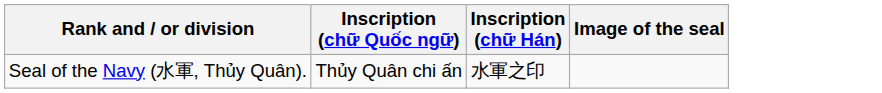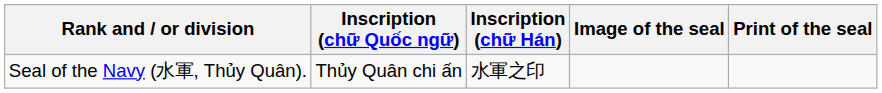+ column: (803, 29)
